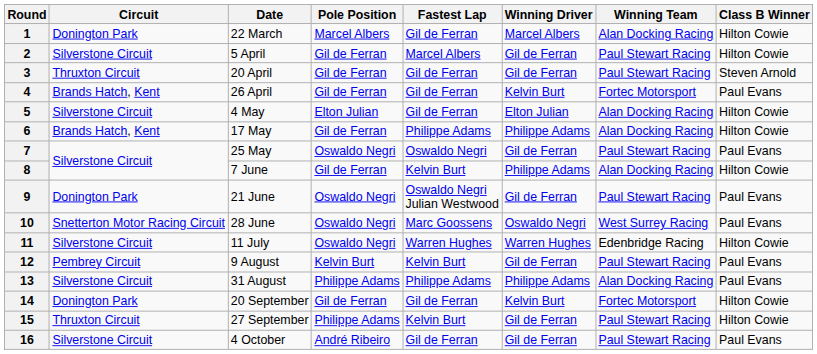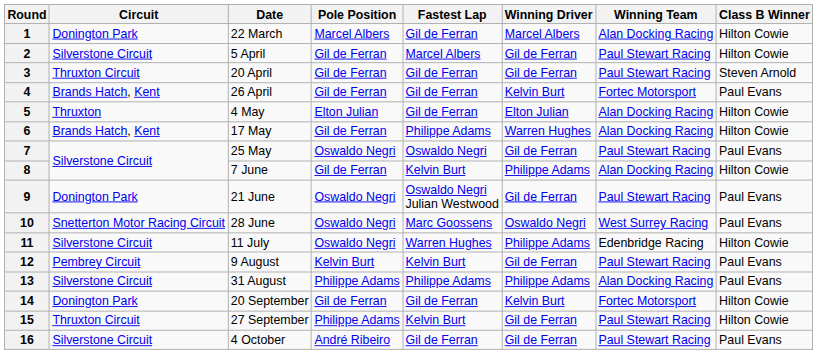(102, 111) Silverstone Circuit -> (77, 111) Thruxton
(547, 131) Philippe Adams -> (548, 131) Warren Hughes
(548, 242) Warren Hughes -> (547, 242) Philippe Adams
